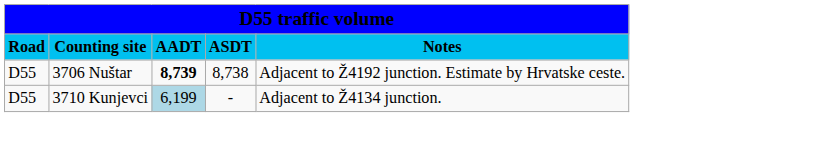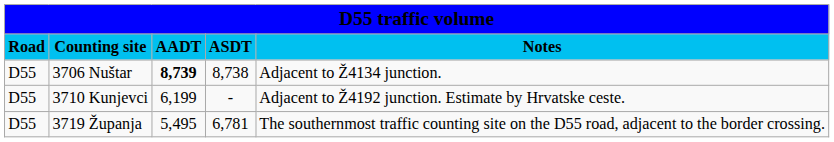(442, 72) Adjacent to Ž4192 junction. Estimate by Hrvatske ceste. -> (350, 72) Adjacent to Ž4134 junction.
(178, 98) lightblue background -> (178, 98) no background
(350, 98) Adjacent to Ž4134 junction. -> (442, 98) Adjacent to Ž4192 junction. Estimate by Hrvatske ceste.
+ row: (97, 123)
